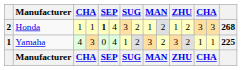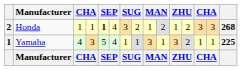(104, 42) 0 -> (104, 42) 5
(137, 42) 2 -> (137, 42) 1
(163, 42) 2 -> (163, 42) 1
